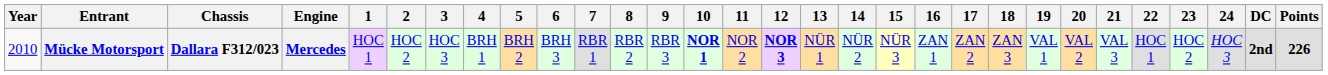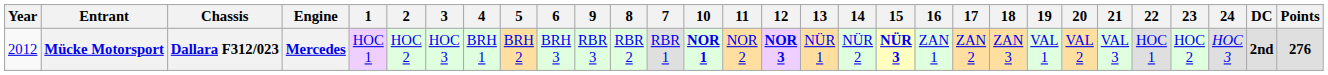columns swapped: (593, 16) <-> (665, 16)
(23, 49) 2010 -> (23, 49) 2012
(896, 49) normal -> (896, 49) bold
(1299, 49) 226 -> (1300, 49) 276
